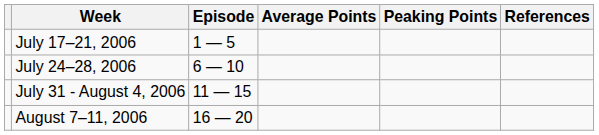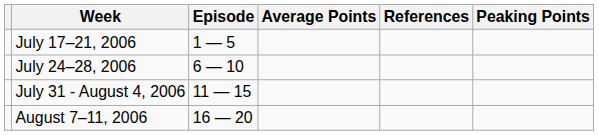columns swapped: (440, 17) <-> (547, 17)
